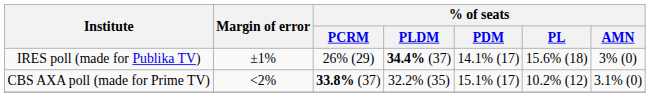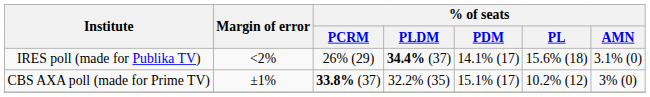(263, 59) ±1% -> (263, 59) <2%
(618, 59) 3% (0) -> (618, 59) 3.1% (0)
(263, 80) <2% -> (263, 80) ±1%
(618, 80) 3.1% (0) -> (618, 80) 3% (0)
